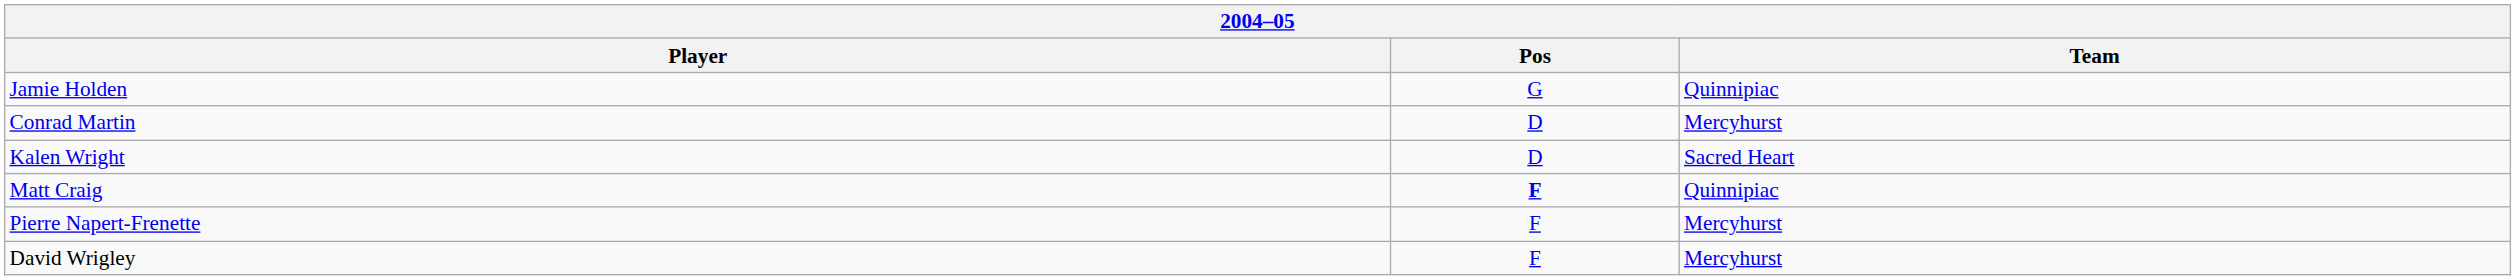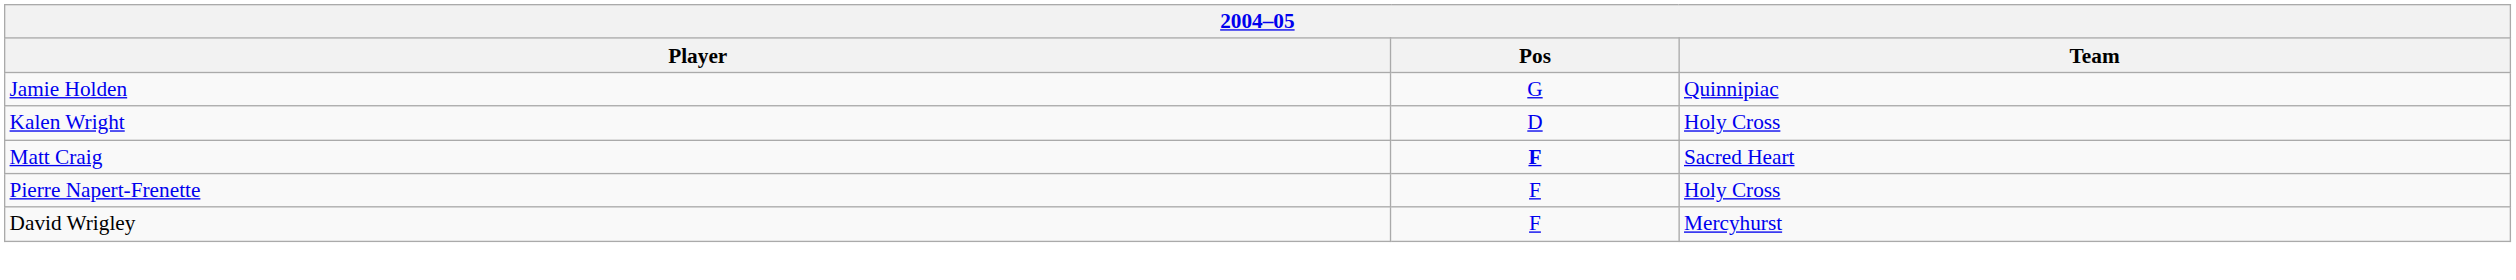- row: (73, 122)
(1739, 156) Sacred Heart -> (1732, 122) Holy Cross
(1731, 190) Quinnipiac -> (1739, 156) Sacred Heart
(1733, 223) Mercyhurst -> (1732, 190) Holy Cross
